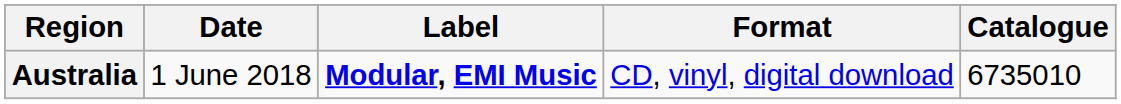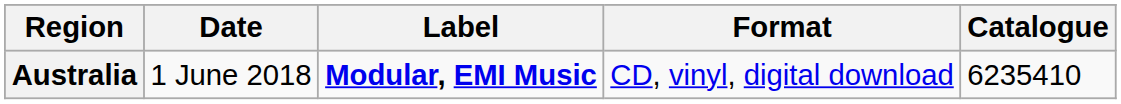(1024, 74) 6735010 -> (1024, 74) 6235410
